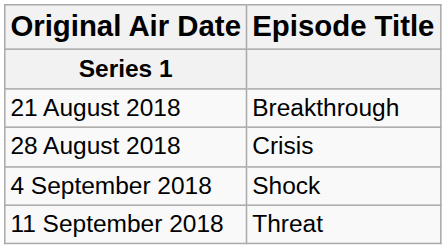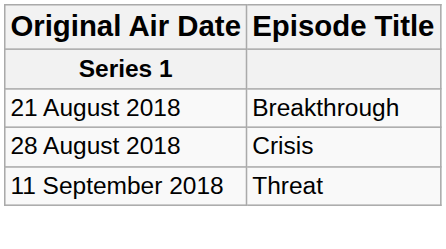- row: (111, 185)
